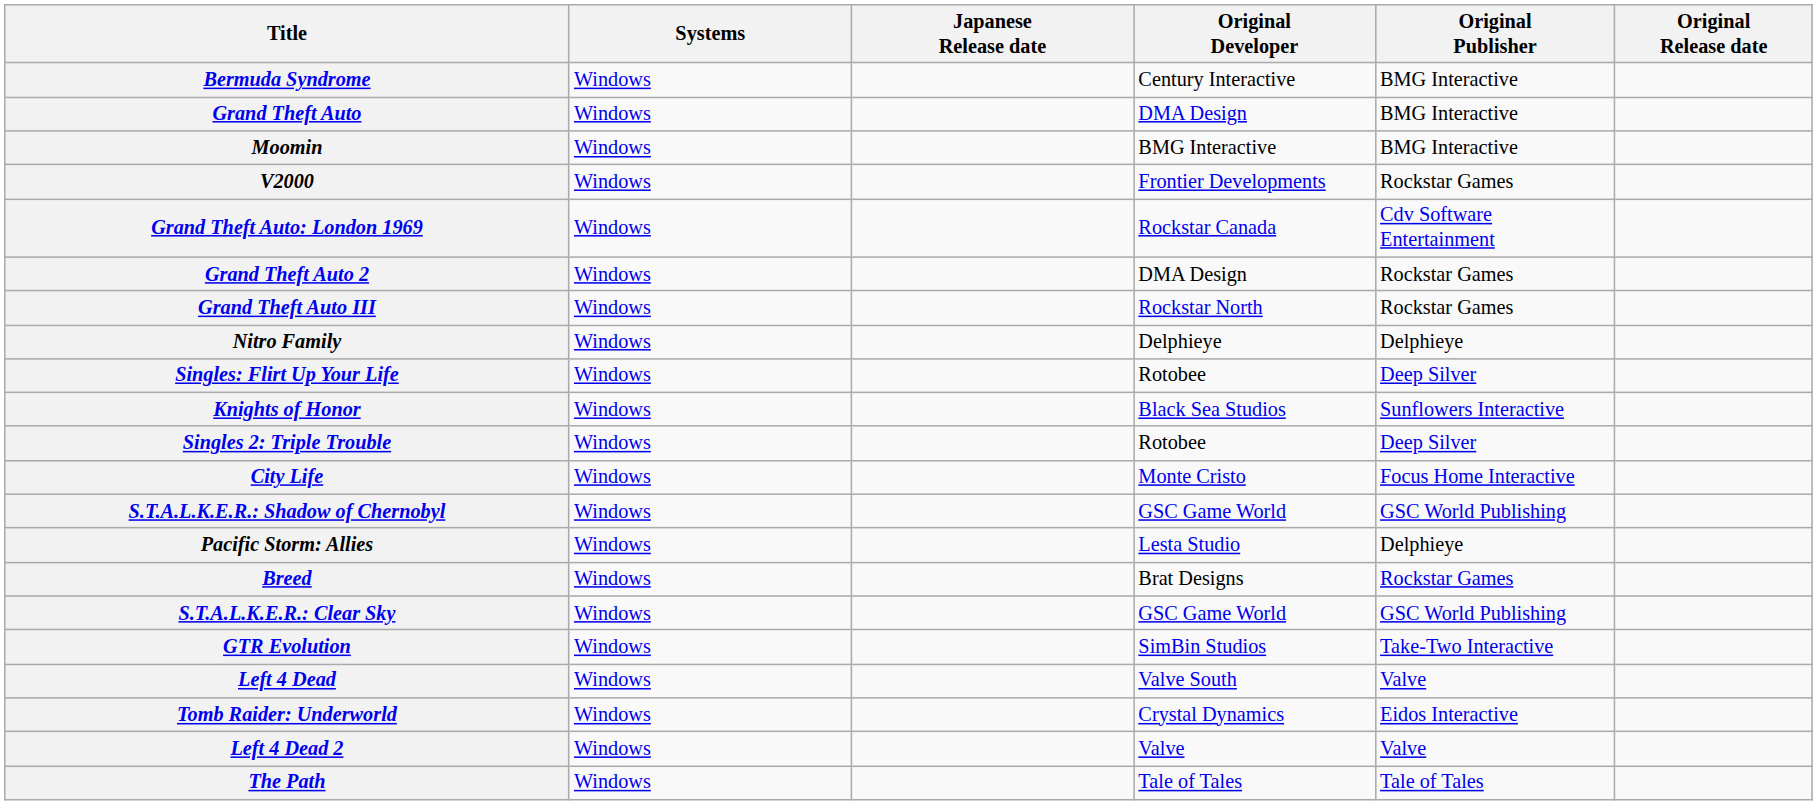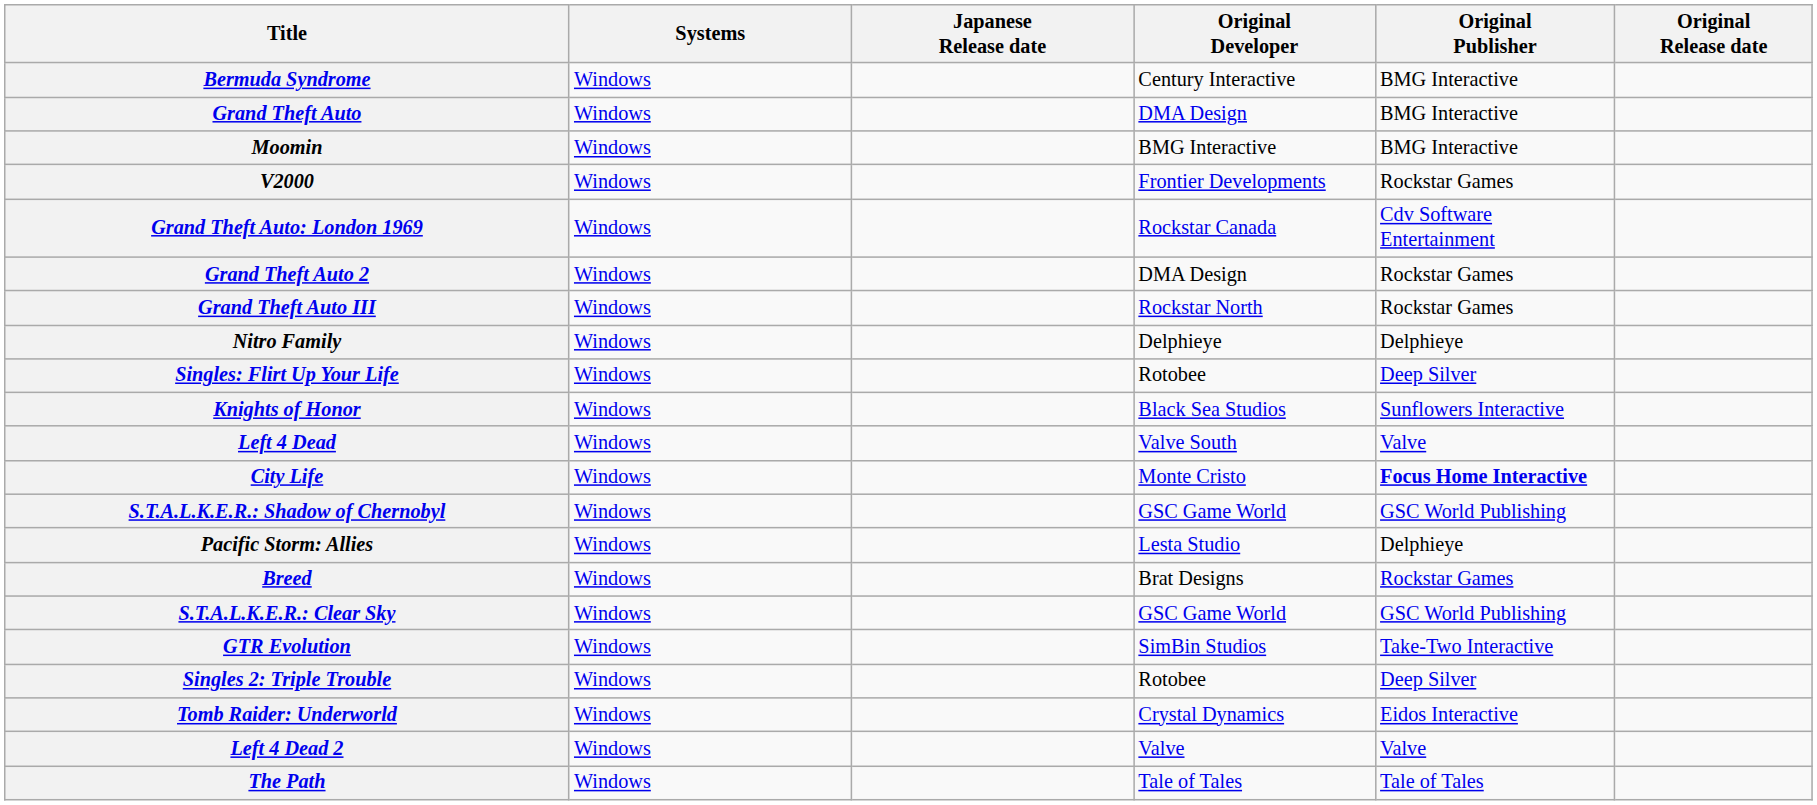rows swapped: (287, 443) <-> (287, 680)
(1477, 477) normal -> (1484, 477) bold
